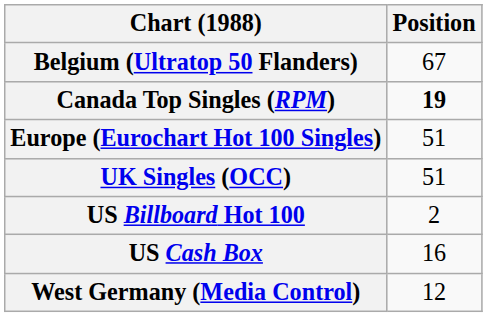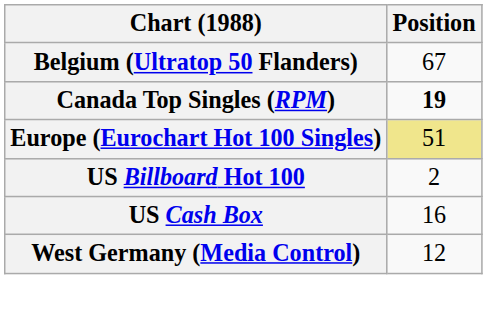(434, 138) no background -> (434, 138) khaki background
- row: (196, 176)
